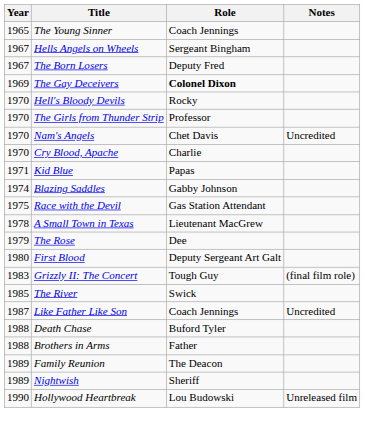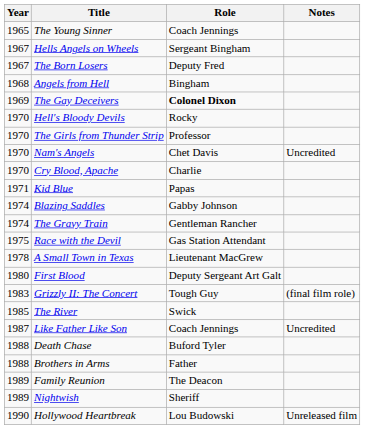+ row: (72, 83)
+ row: (71, 223)
- row: (54, 240)
